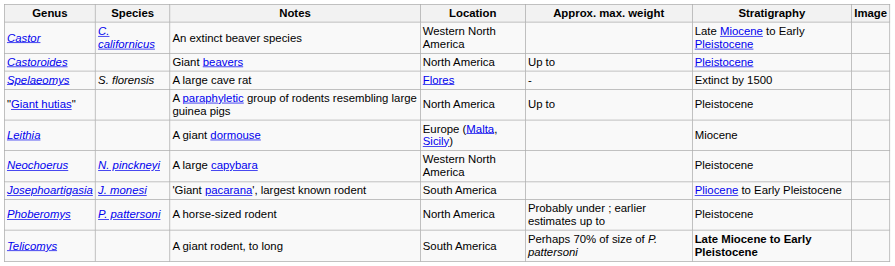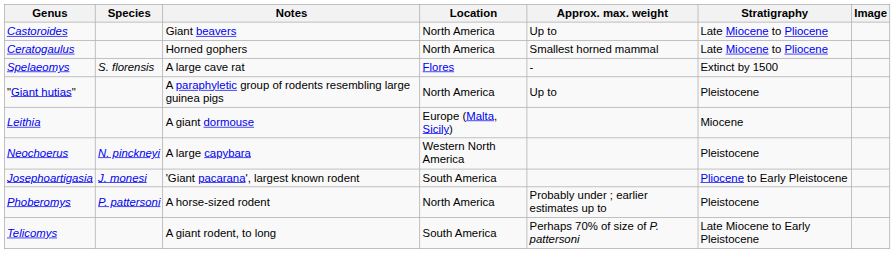- row: (24, 37)
(724, 62) Pleistocene -> (764, 31) Late Miocene to Pliocene
+ row: (41, 49)
(753, 245) bold -> (755, 233) normal
